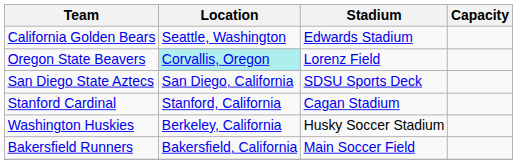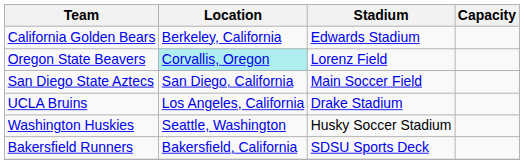(224, 37) Seattle, Washington -> (222, 37) Berkeley, California
(363, 81) SDSU Sports Deck -> (366, 81) Main Soccer Field
- row: (62, 103)
+ row: (47, 103)
(222, 125) Berkeley, California -> (224, 125) Seattle, Washington
(359, 147) Main Soccer Field -> (370, 147) SDSU Sports Deck
